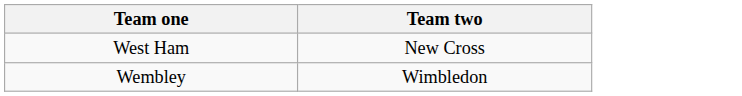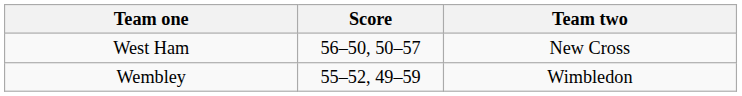+ column: (371, 18)
